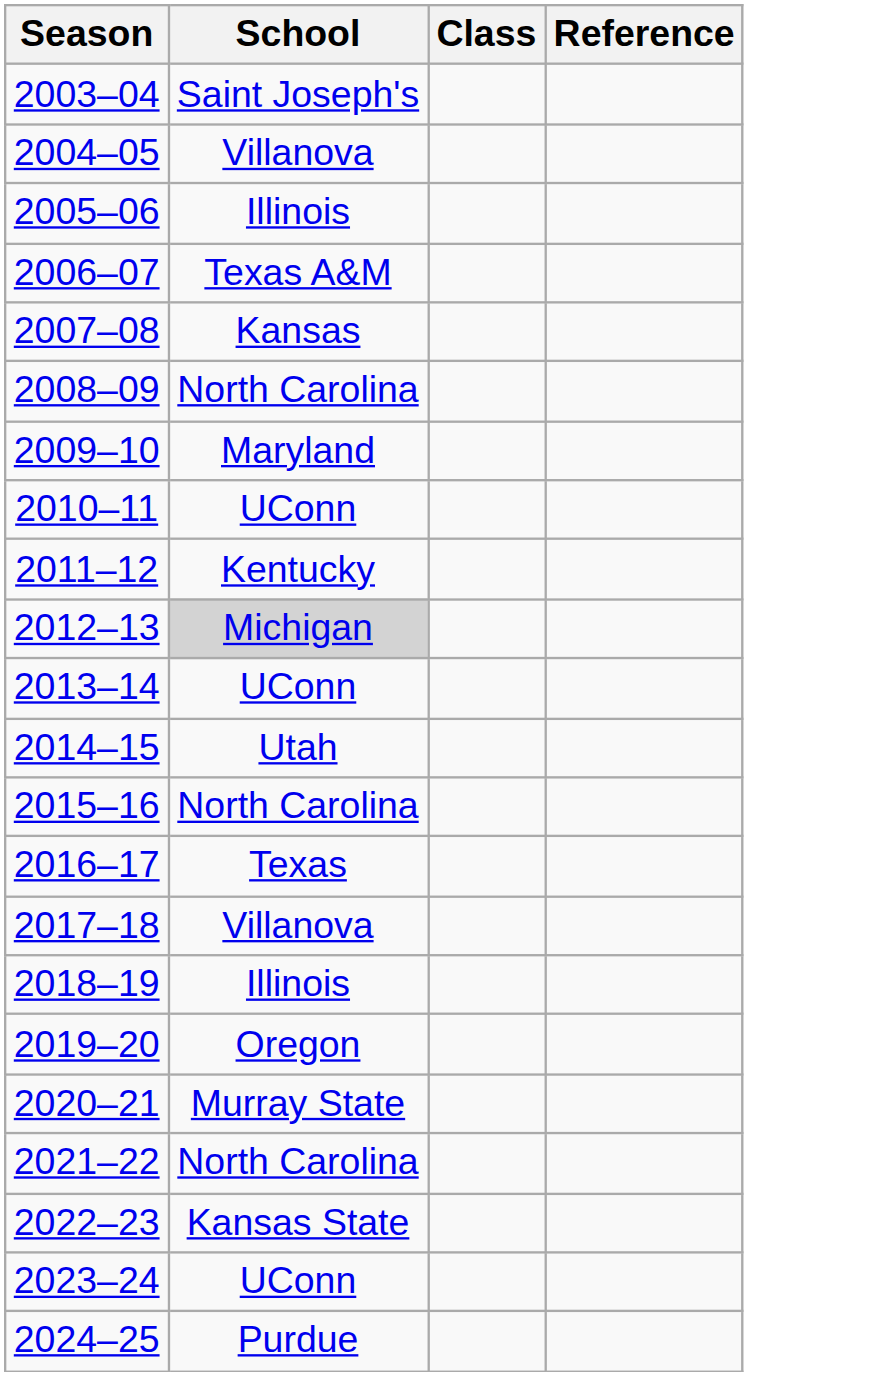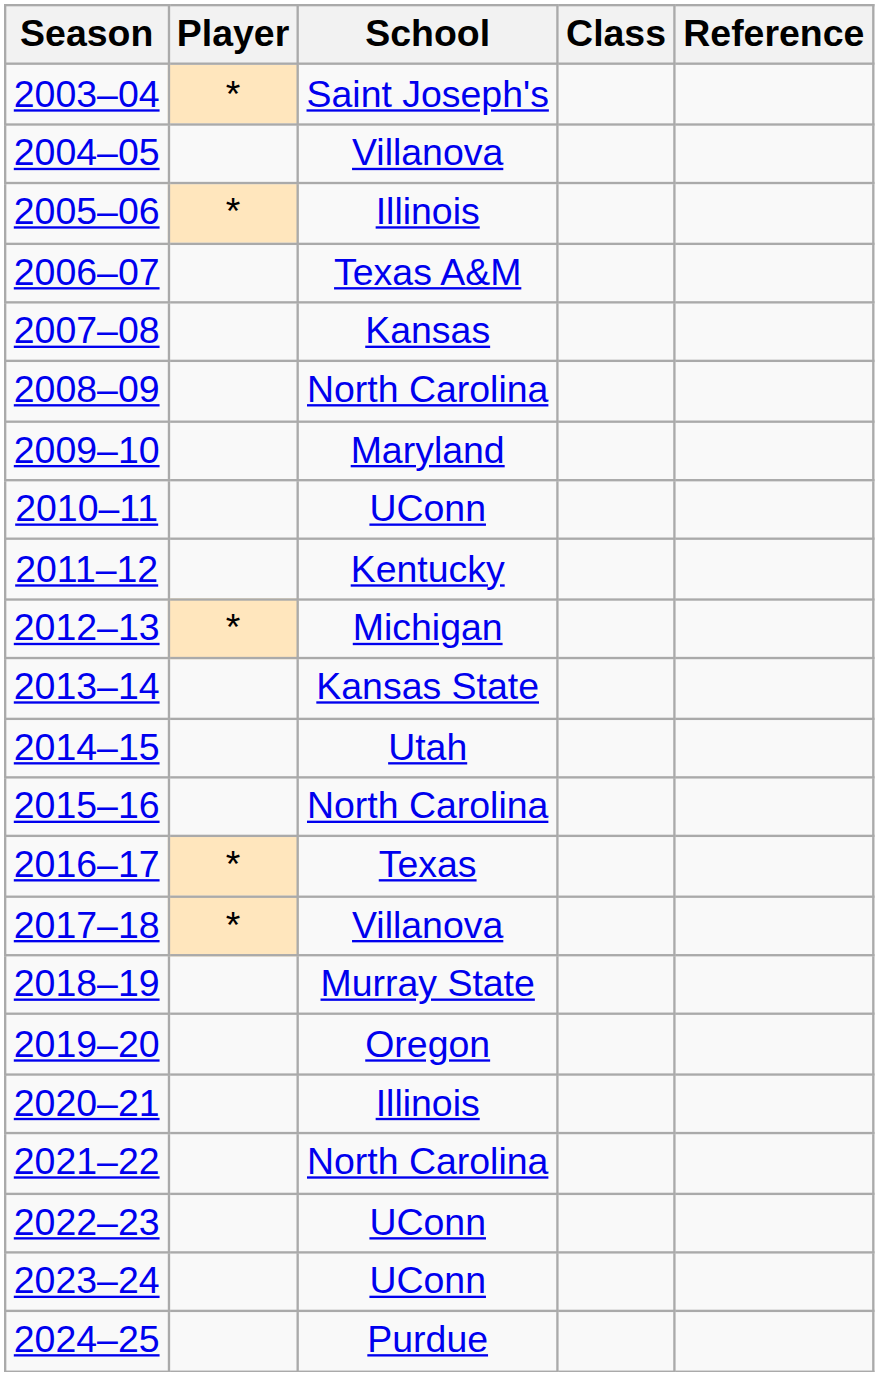+ column: (233, 34)
(298, 627) lightgrey background -> (428, 627) no background
(298, 687) UConn -> (428, 687) Kansas State
(298, 984) Illinois -> (428, 984) Murray State
(298, 1102) Murray State -> (428, 1102) Illinois
(298, 1221) Kansas State -> (428, 1221) UConn
